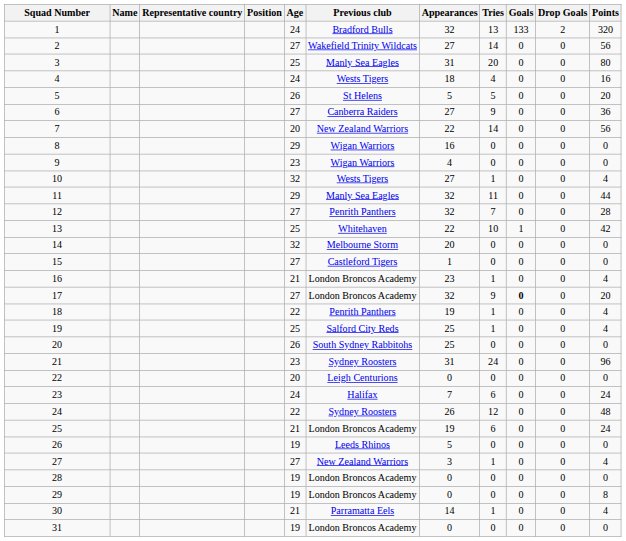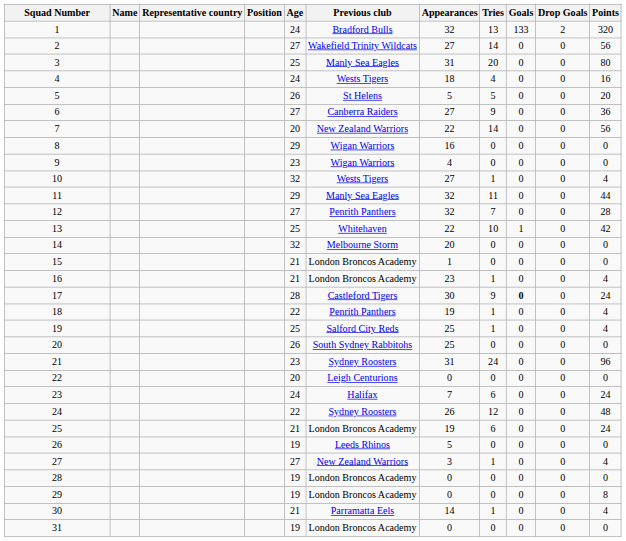(295, 262) 27 -> (295, 262) 21
(362, 262) Castleford Tigers -> (362, 262) London Broncos Academy
(295, 295) 27 -> (295, 295) 28
(362, 295) London Broncos Academy -> (362, 295) Castleford Tigers
(450, 295) 32 -> (450, 295) 30
(606, 295) 20 -> (606, 295) 24
